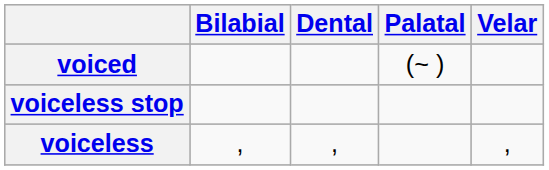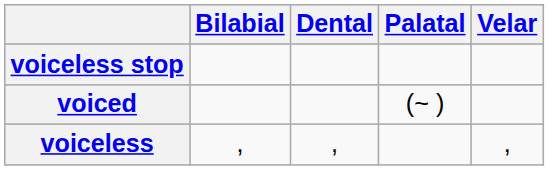rows swapped: (97, 104) <-> (97, 64)
